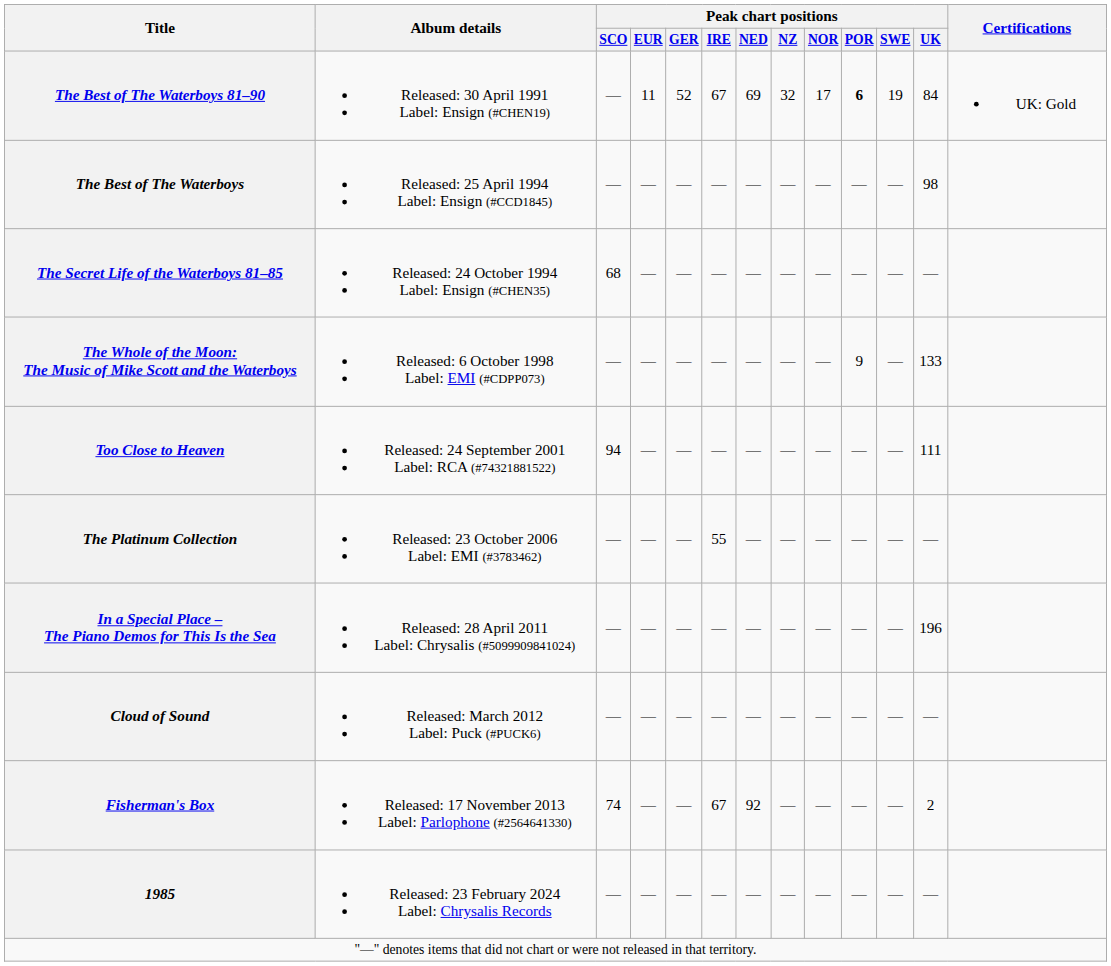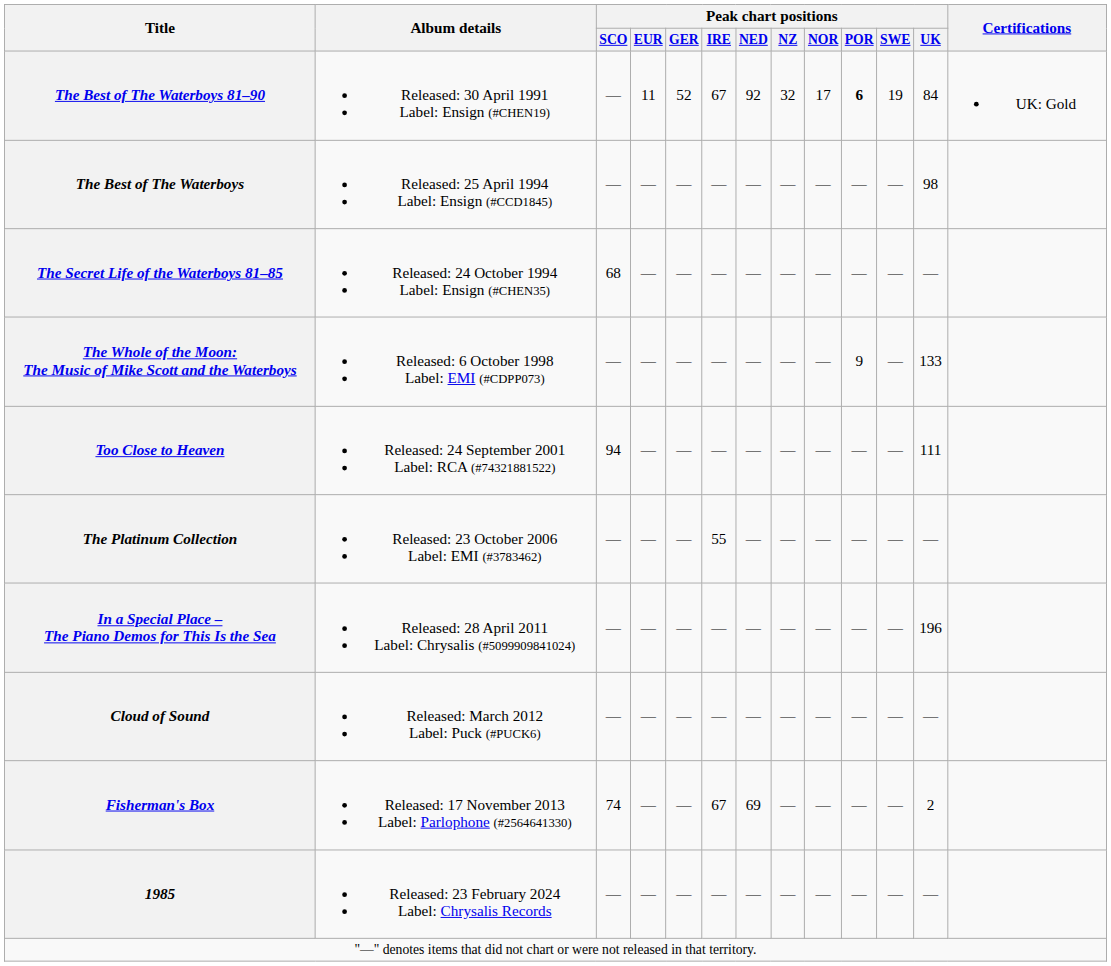(753, 95) 69 -> (753, 95) 92
(753, 805) 92 -> (753, 805) 69
